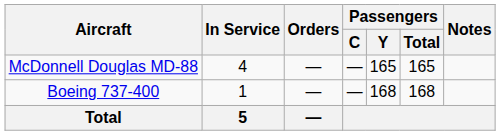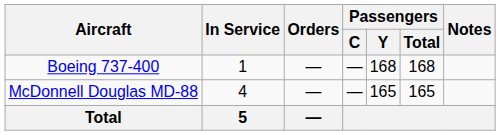rows swapped: (103, 92) <-> (103, 67)
